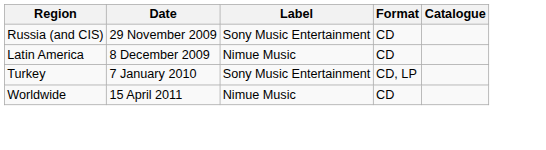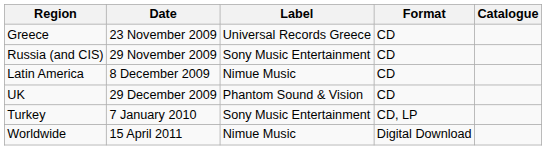+ row: (28, 34)
+ row: (16, 94)
(385, 94) CD -> (424, 134) Digital Download
